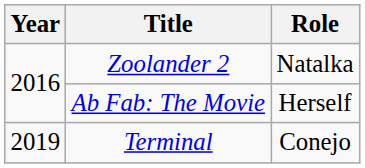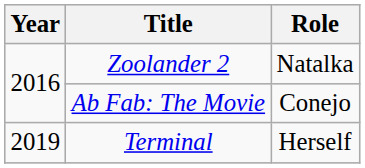(315, 102) Herself -> (315, 102) Conejo
(315, 142) Conejo -> (315, 142) Herself
